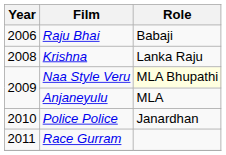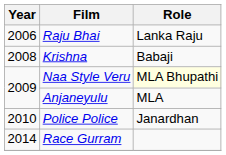(155, 35) Babaji -> (170, 35) Lanka Raju
(170, 56) Lanka Raju -> (155, 56) Babaji
(22, 139) 2011 -> (22, 139) 2014
